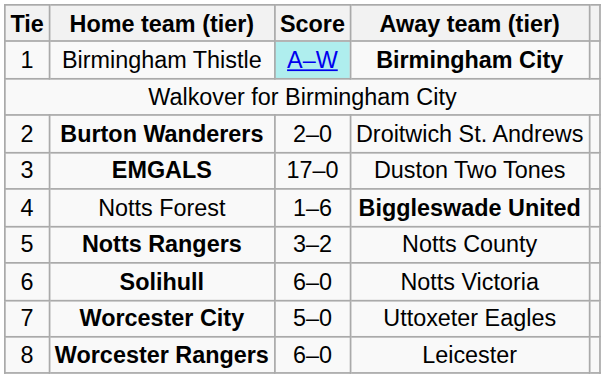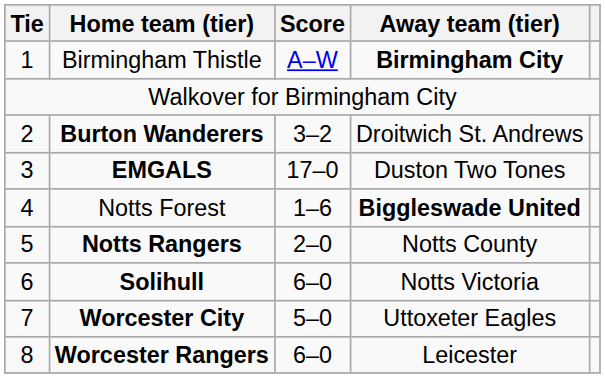(312, 60) paleturquoise background -> (312, 60) no background
(312, 134) 2–0 -> (312, 134) 3–2
(312, 244) 3–2 -> (312, 244) 2–0
